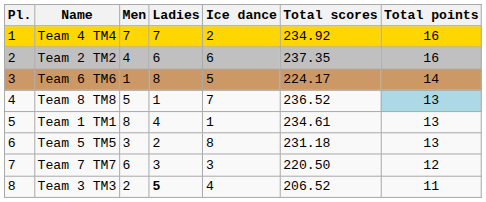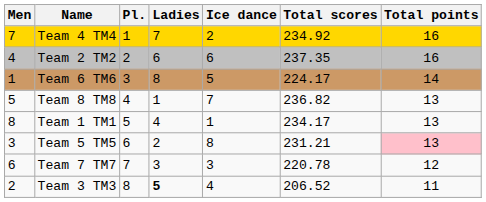columns swapped: (19, 15) <-> (134, 15)
(307, 101) 236.52 -> (307, 101) 236.82
(431, 101) lightblue background -> (431, 101) no background
(307, 122) 234.61 -> (307, 122) 234.17
(307, 144) 231.18 -> (307, 144) 231.21
(431, 144) no background -> (431, 144) pink background
(307, 165) 220.50 -> (307, 165) 220.78
